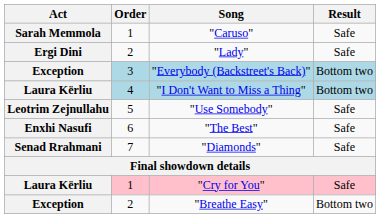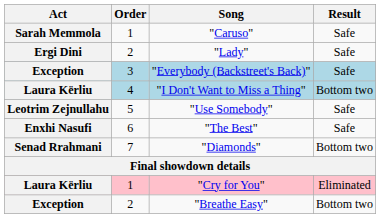(344, 71) Bottom two -> (344, 71) Safe
(344, 147) Safe -> (344, 147) Bottom two
(344, 185) Safe -> (344, 185) Eliminated
